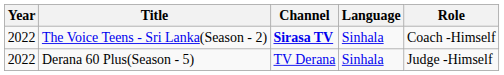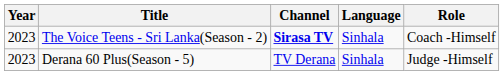(22, 37) 2022 -> (22, 37) 2023
(22, 59) 2022 -> (22, 59) 2023
